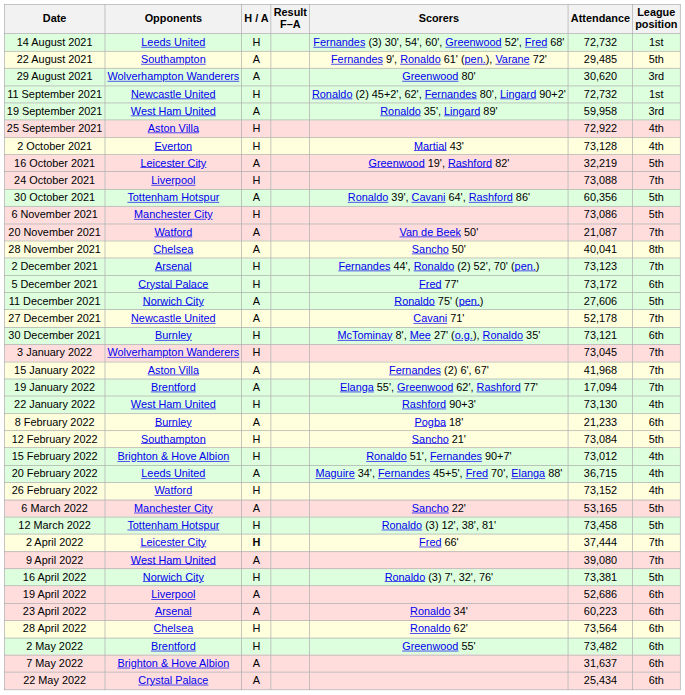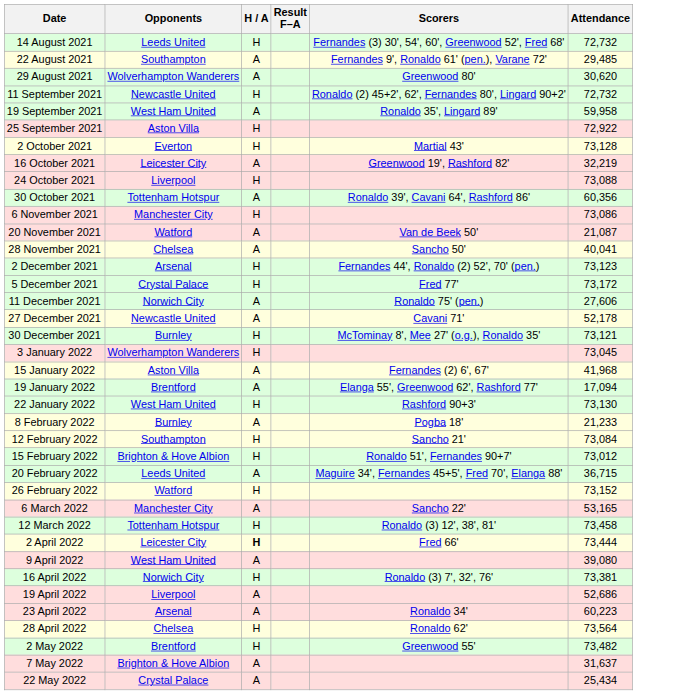- column: (656, 19)
(600, 543) 37,444 -> (600, 543) 73,444
